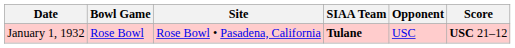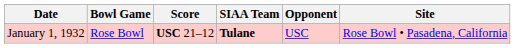columns swapped: (239, 14) <-> (478, 14)
